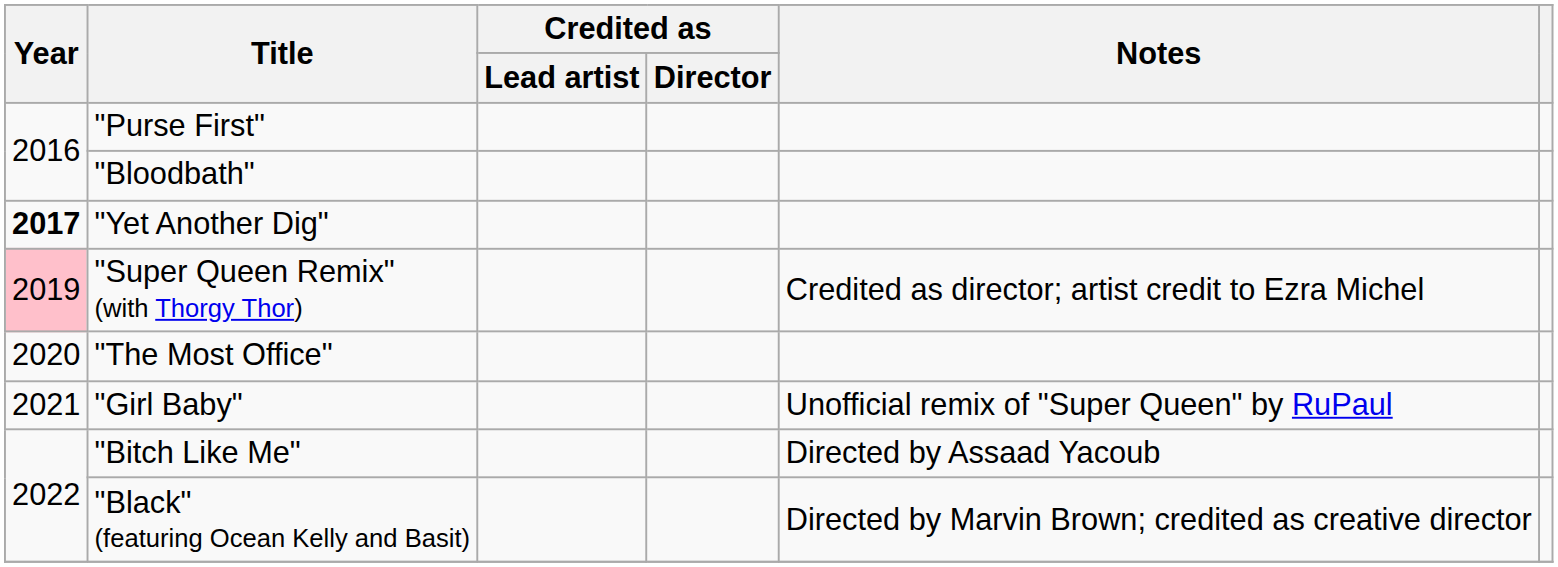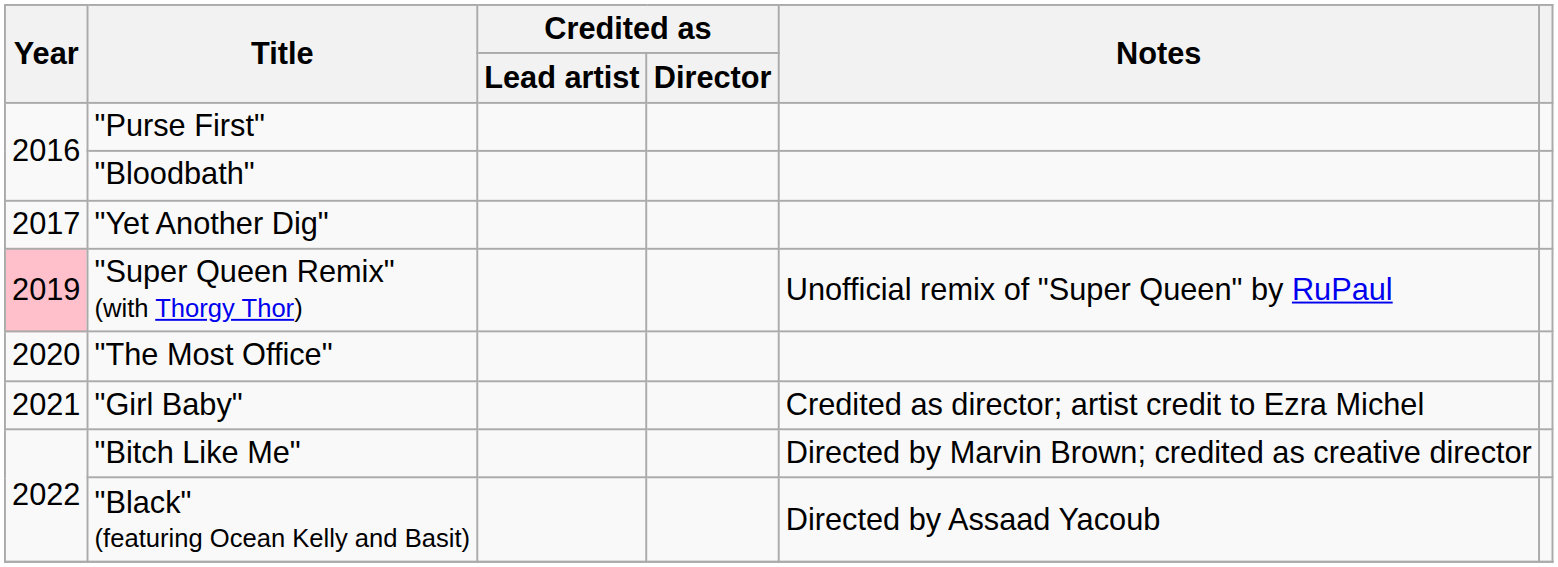(46, 223) bold -> (46, 223) normal
(1105, 289) Credited as director; artist credit to Ezra Michel -> (1089, 289) Unofficial remix of "Super Queen" by RuPaul
(1089, 404) Unofficial remix of "Super Queen" by RuPaul -> (1105, 404) Credited as director; artist credit to Ezra Michel
(973, 453) Directed by Assaad Yacoub -> (1159, 453) Directed by Marvin Brown; credited as creative director
(1159, 519) Directed by Marvin Brown; credited as creative director -> (973, 519) Directed by Assaad Yacoub
